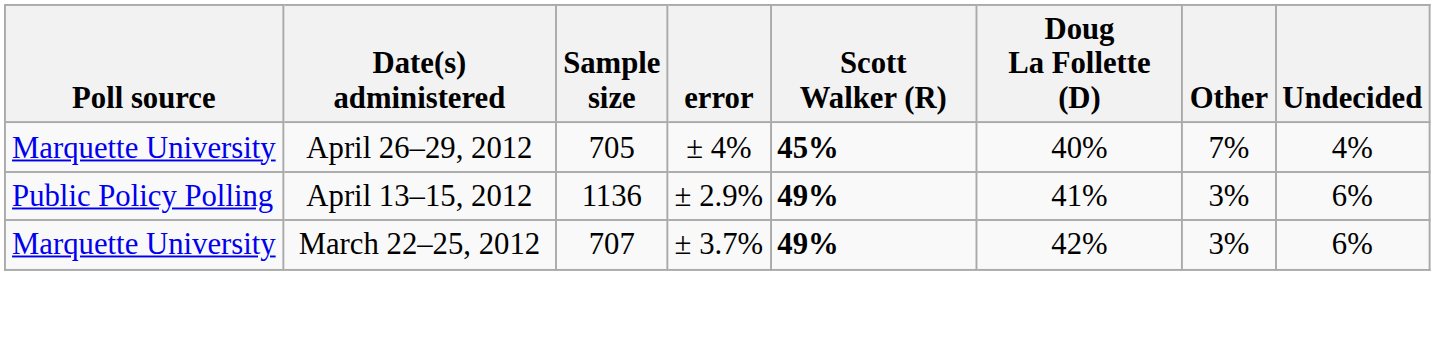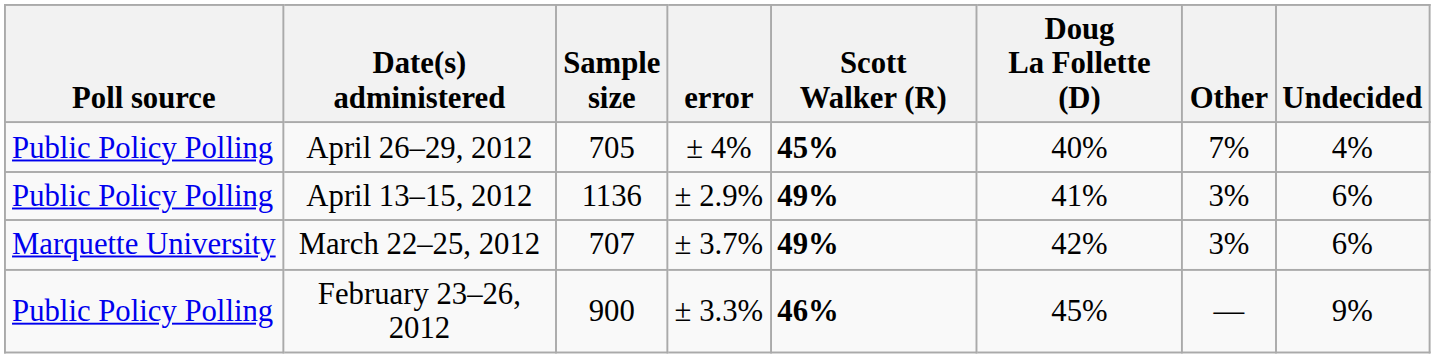(144, 146) Marquette University -> (143, 146) Public Policy Polling
+ row: (419, 310)
